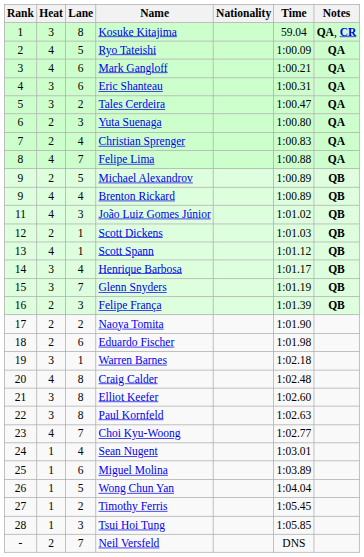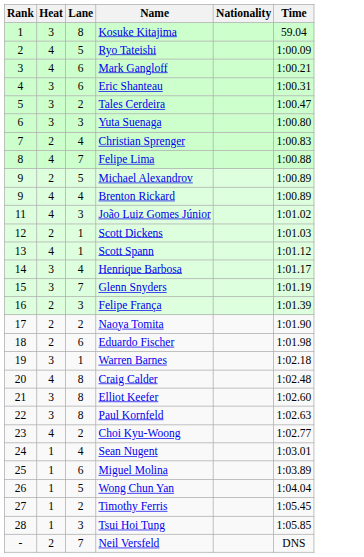- column: (336, 13)
(51, 123) 2 -> (51, 123) 3
(81, 433) 7 -> (81, 433) 2
